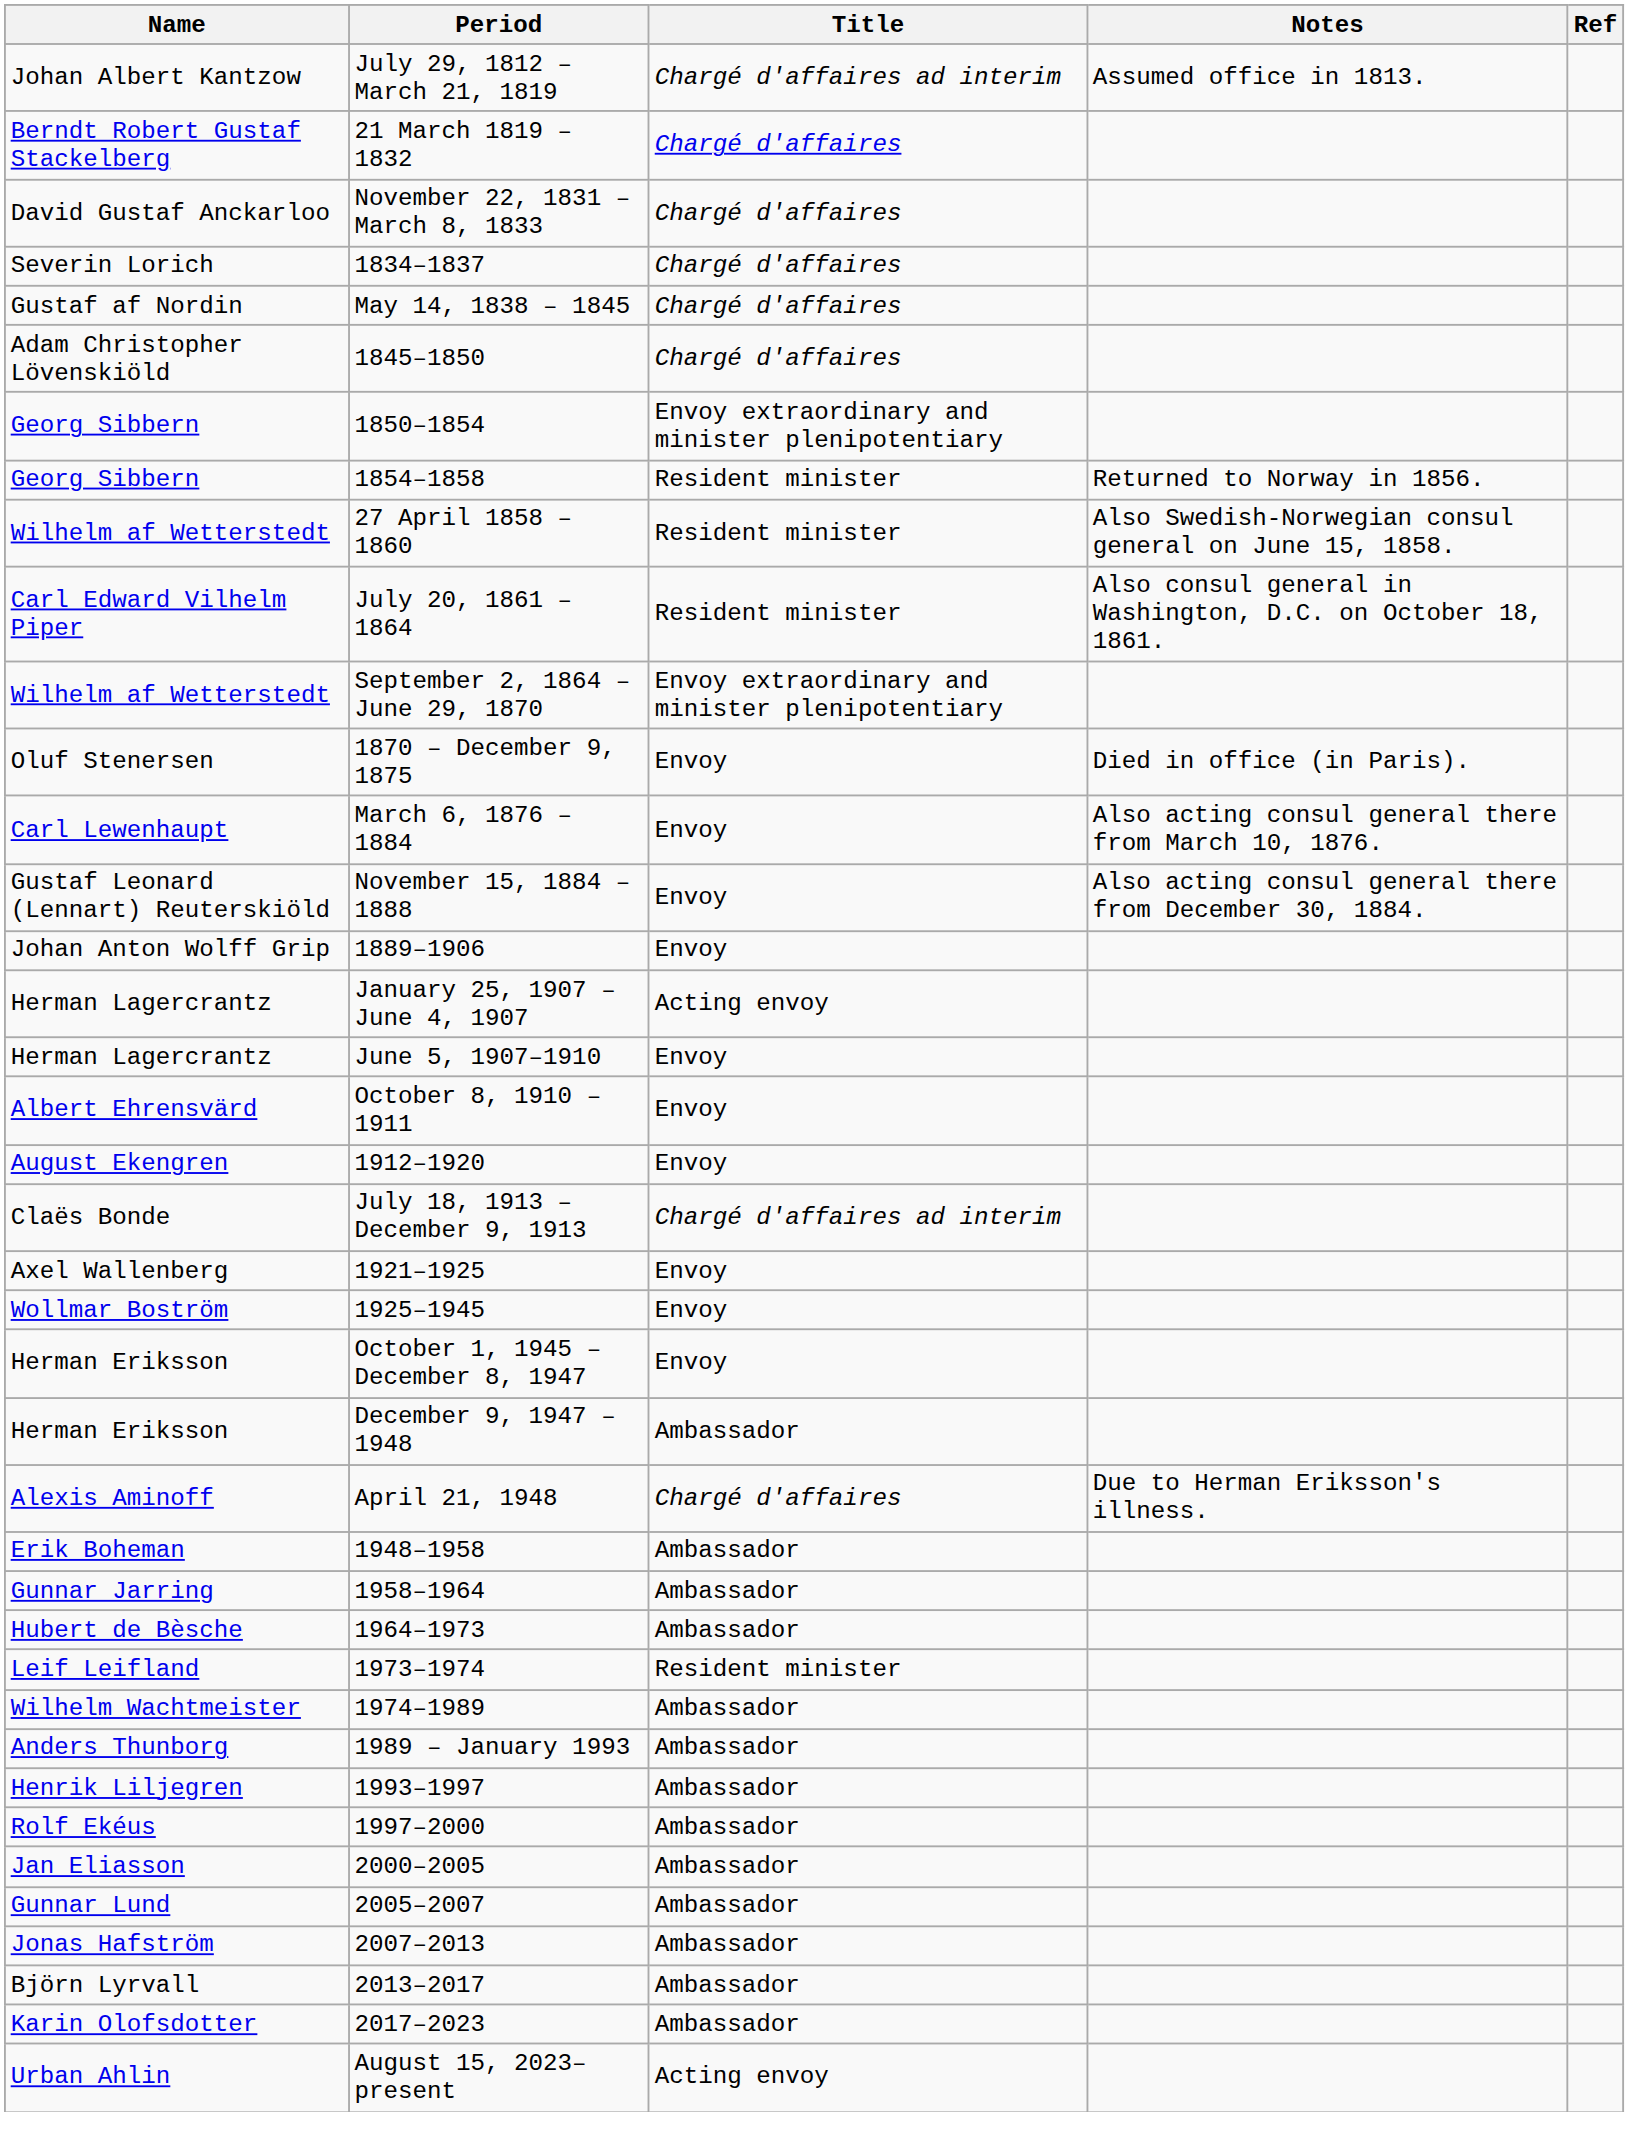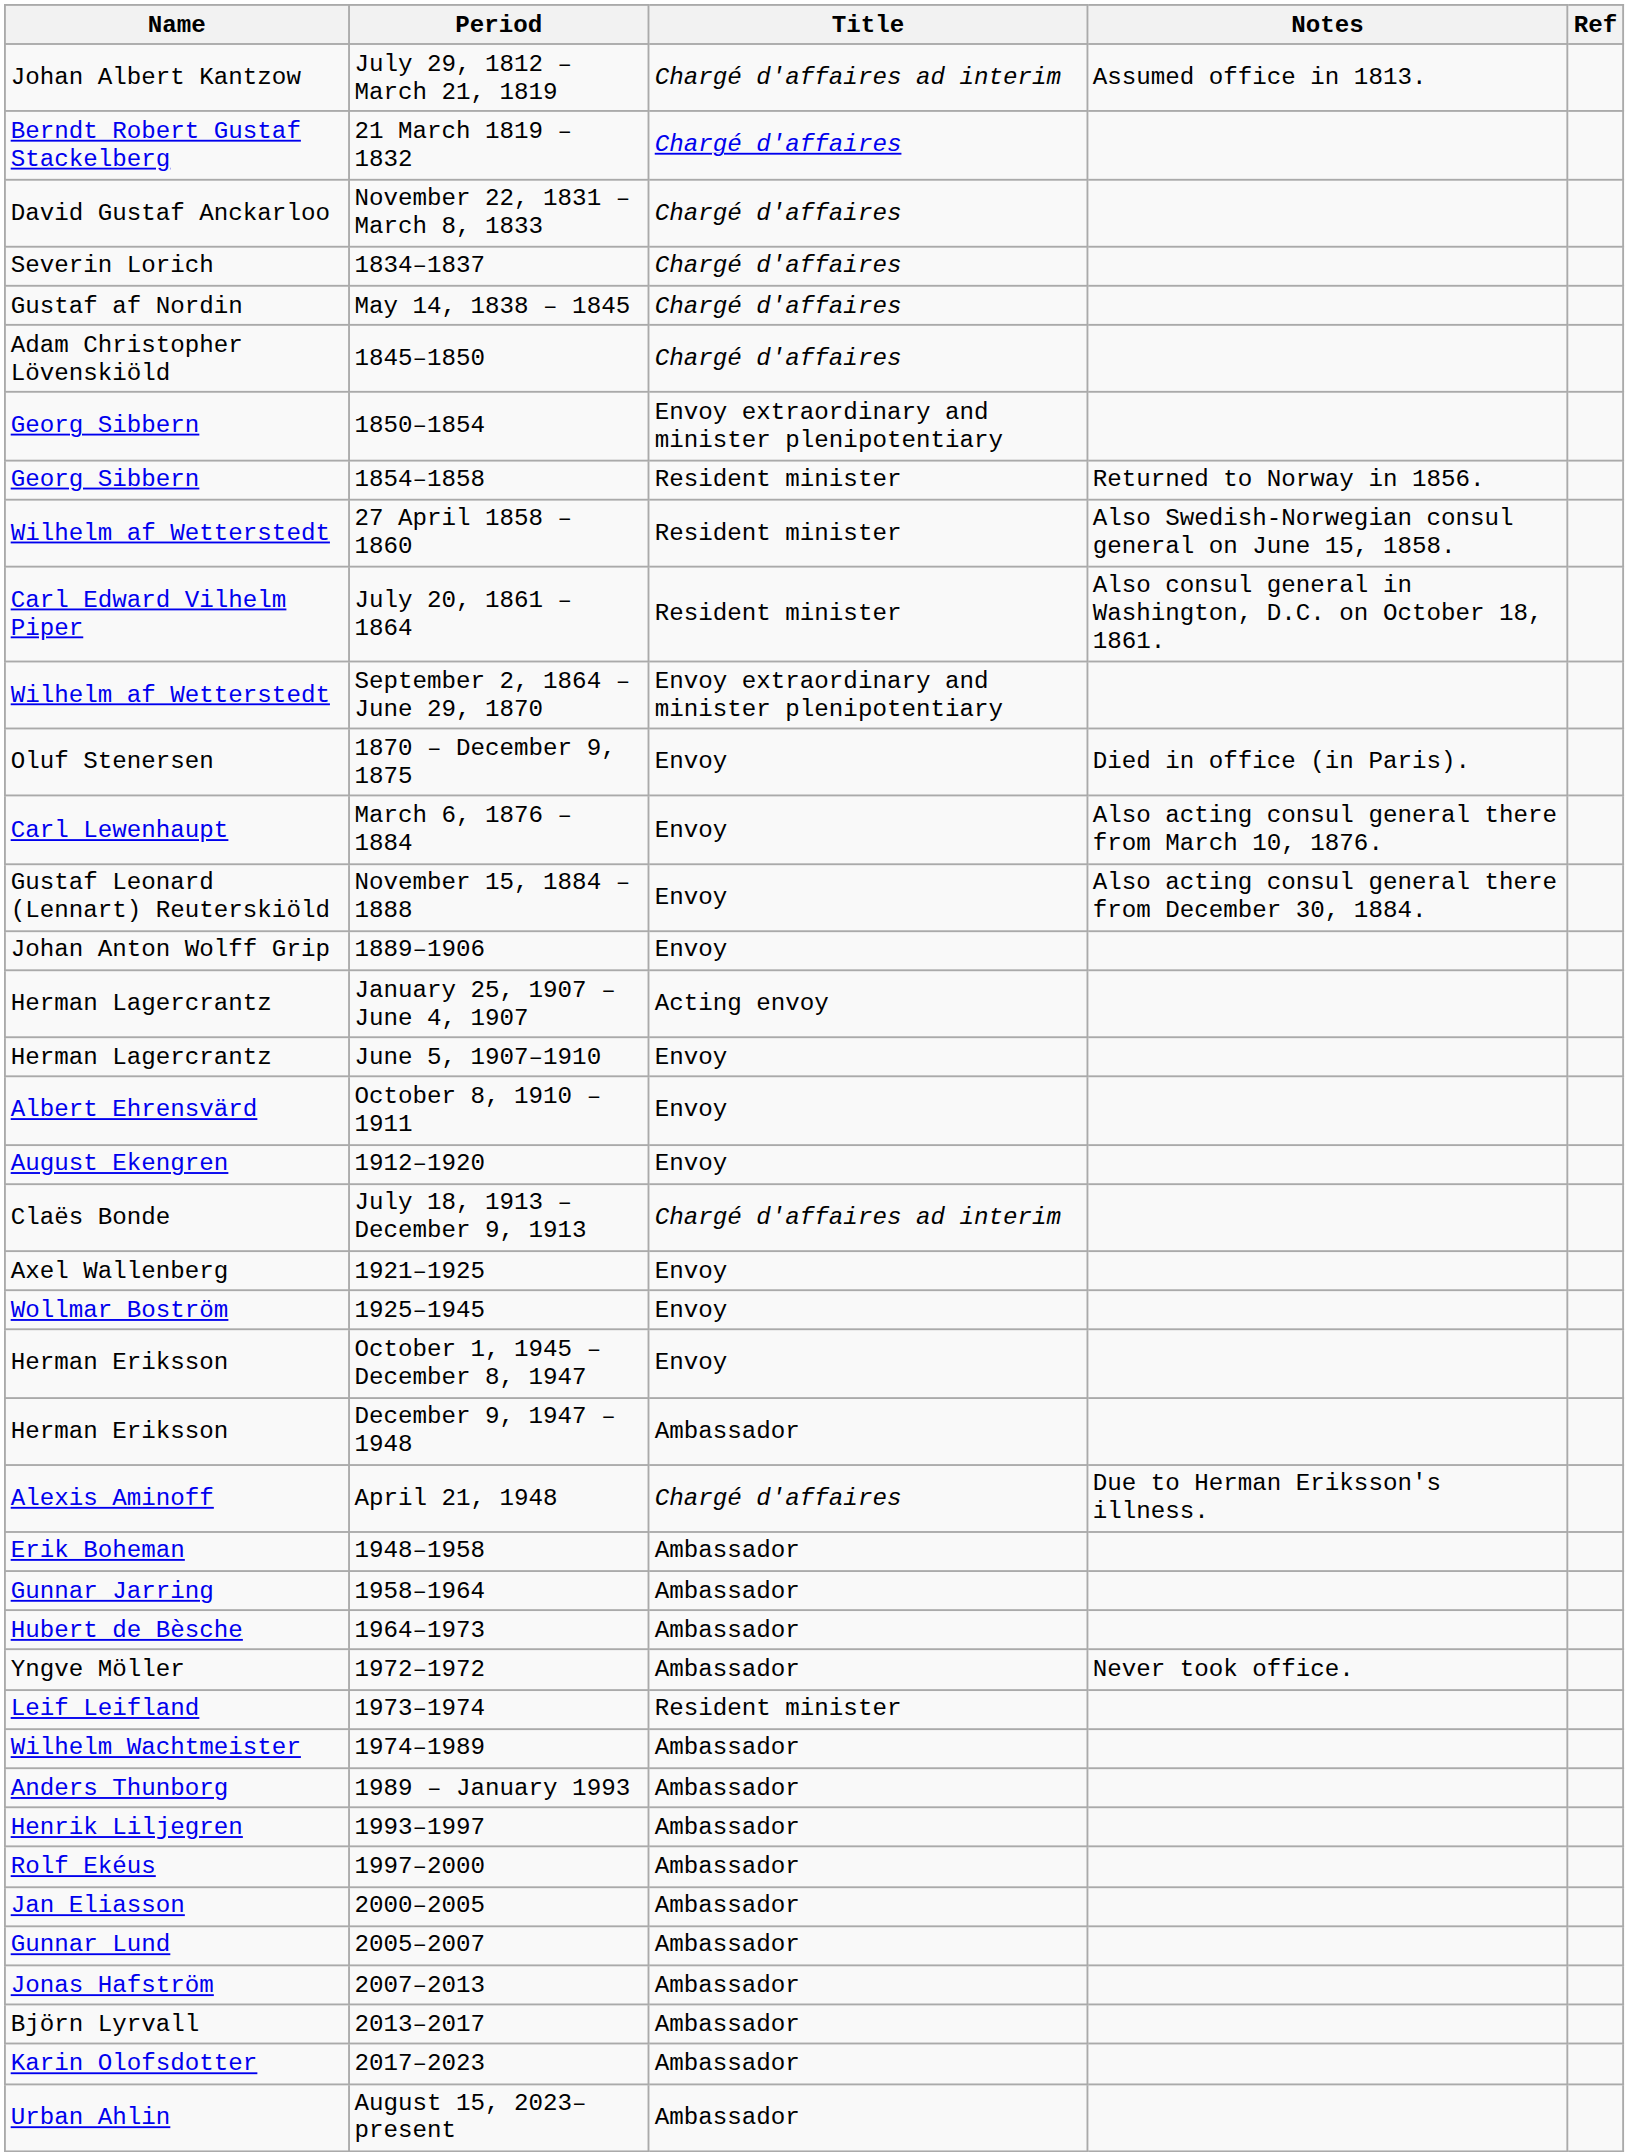+ row: (98, 1670)
(742, 2078) Acting envoy -> (727, 2117) Ambassador
